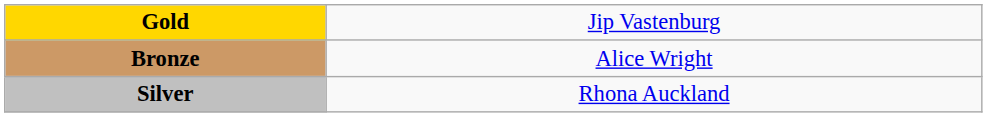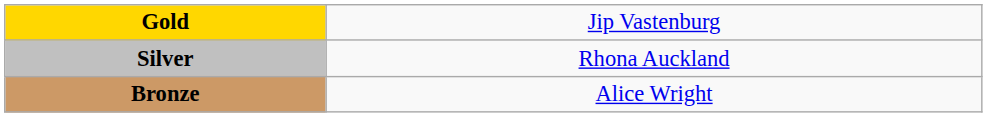rows swapped: (165, 93) <-> (165, 58)
